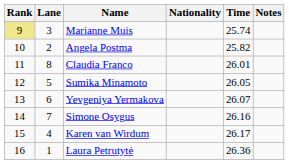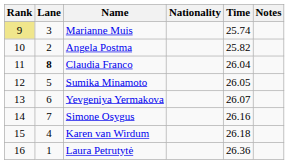(49, 64) normal -> (49, 64) bold
(238, 64) 26.01 -> (238, 64) 26.04
(238, 133) 26.17 -> (238, 133) 26.18
